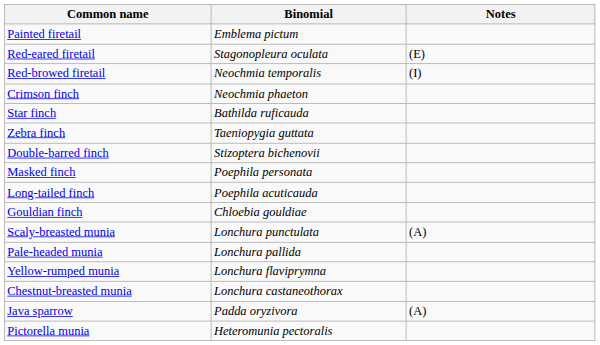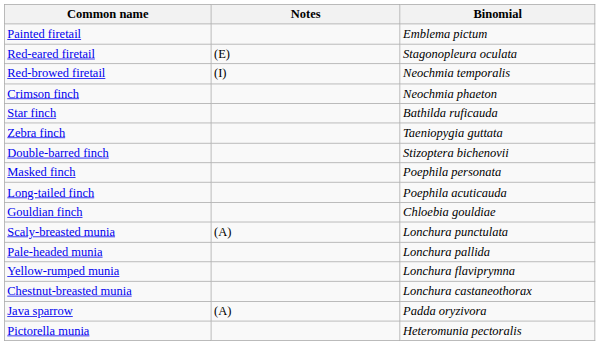columns swapped: (309, 14) <-> (501, 14)
